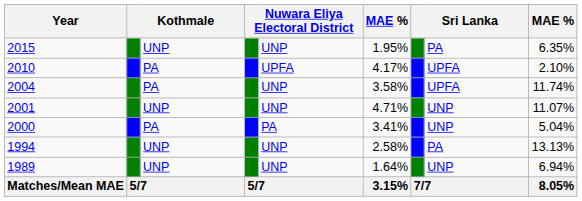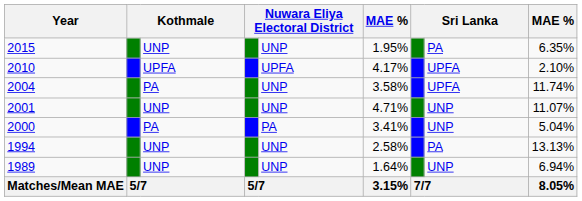(151, 68) PA -> (159, 68) UPFA
